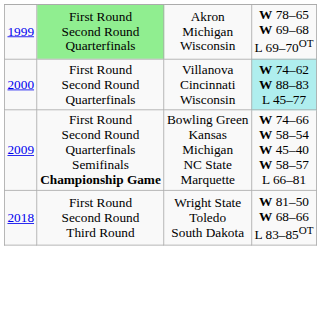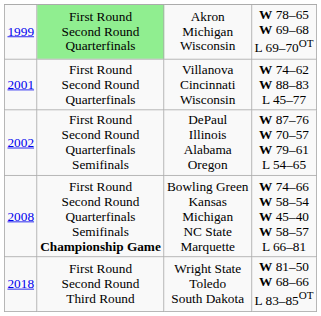(21, 84) 2000 -> (21, 84) 2001
(284, 84) paleturquoise background -> (284, 84) no background
+ row: (208, 142)
(21, 150) 2009 -> (21, 216) 2008
